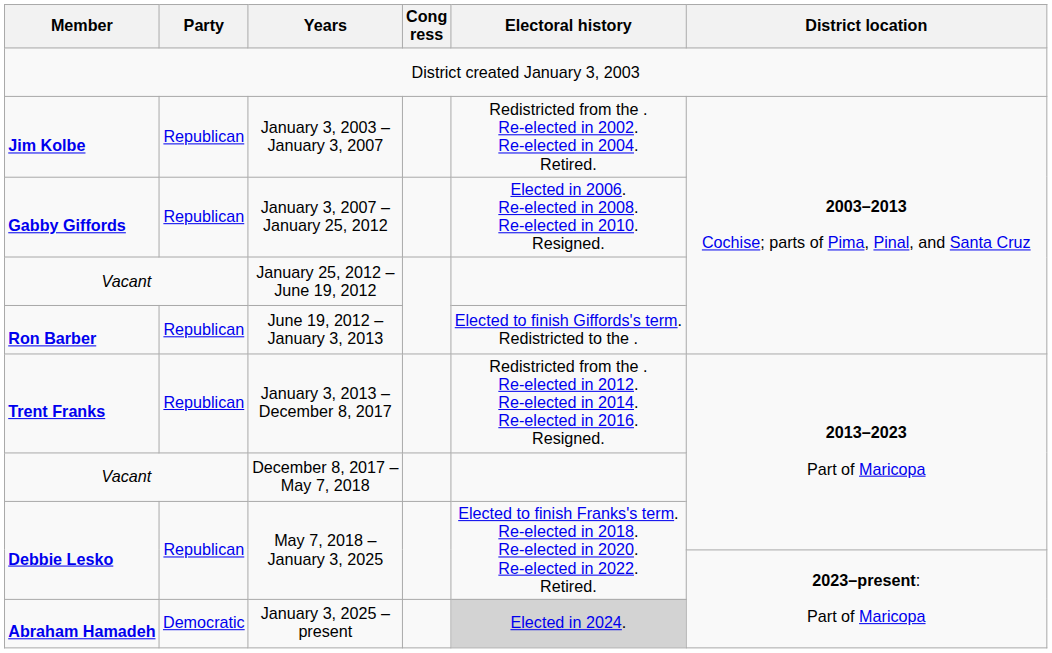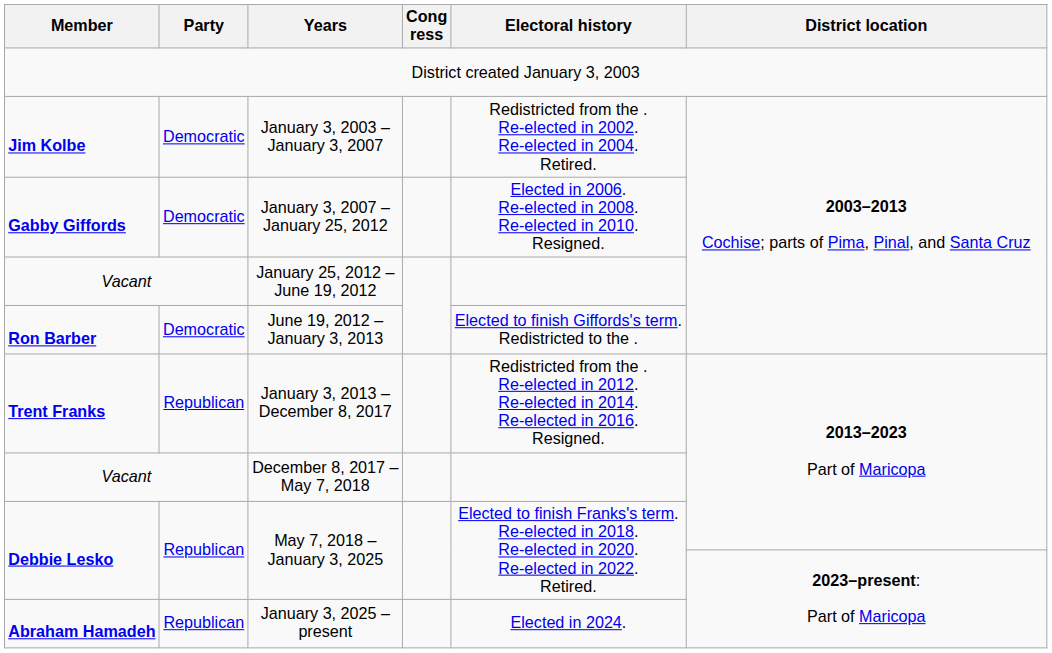(204, 136) Republican -> (204, 136) Democratic
(204, 217) Republican -> (204, 217) Democratic
(204, 329) Republican -> (204, 329) Democratic
(204, 623) Democratic -> (204, 623) Republican
(568, 623) lightgrey background -> (568, 623) no background
